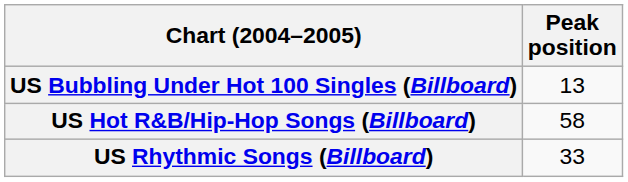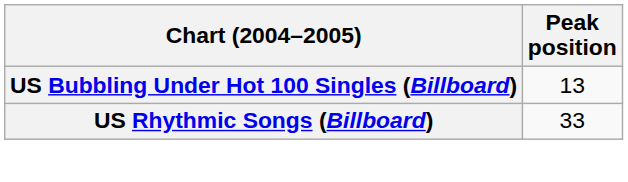- row: (264, 120)
